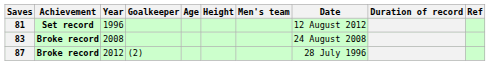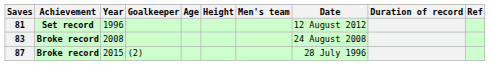(113, 53) 2012 -> (113, 53) 2015
